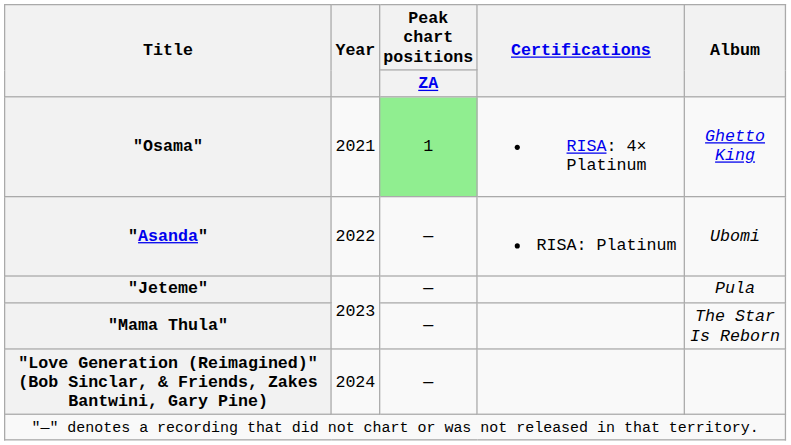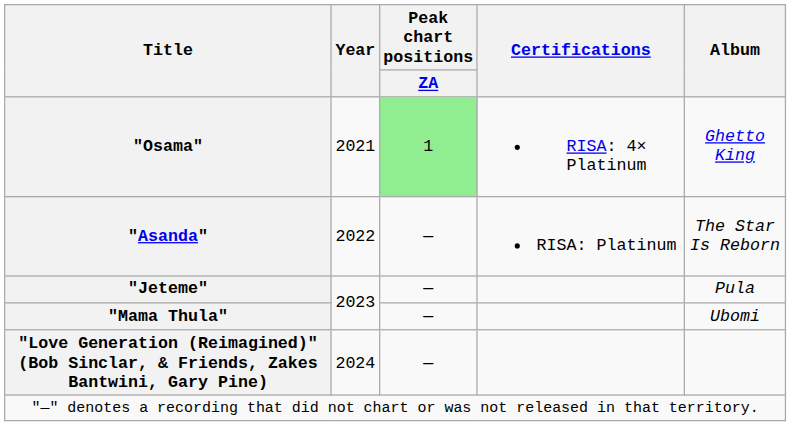(735, 236) Ubomi -> (735, 236) The Star Is Reborn
(735, 326) The Star Is Reborn -> (735, 316) Ubomi
